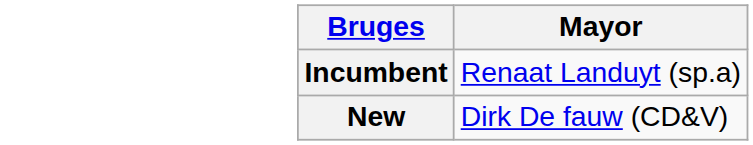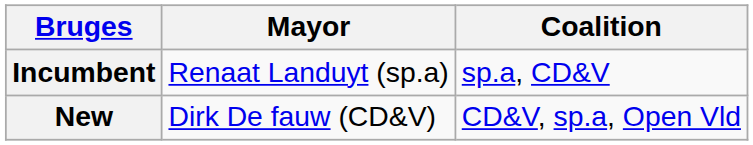+ column: (601, 27)
